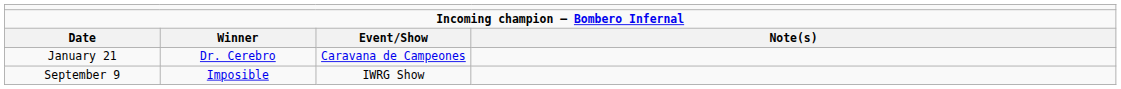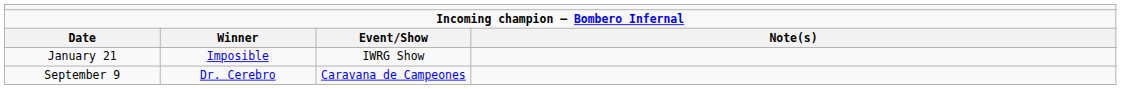(238, 56) Dr. Cerebro -> (238, 56) Imposible
(393, 56) Caravana de Campeones -> (393, 56) IWRG Show
(238, 75) Imposible -> (238, 75) Dr. Cerebro
(393, 75) IWRG Show -> (393, 75) Caravana de Campeones
